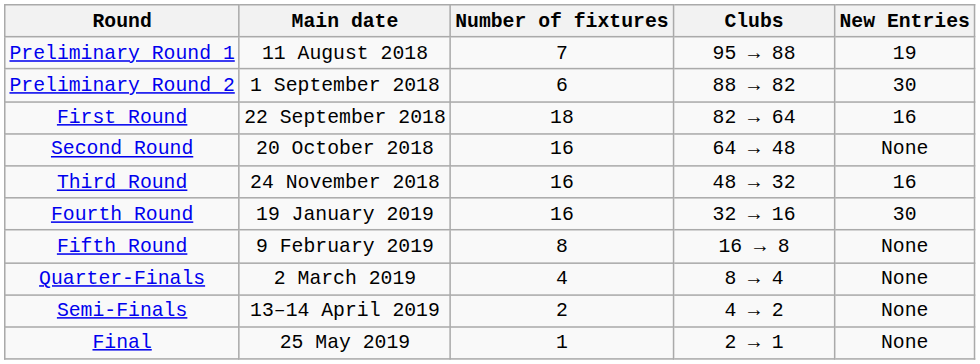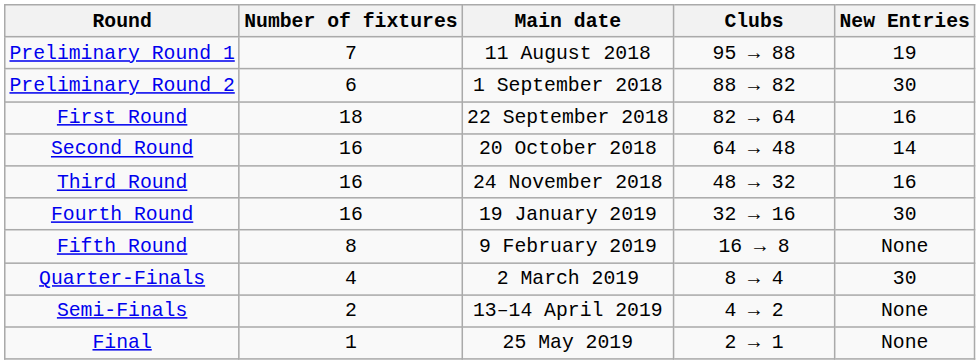columns swapped: (345, 21) <-> (562, 21)
(905, 150) None -> (905, 150) 14
(905, 279) None -> (905, 279) 30
